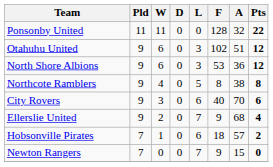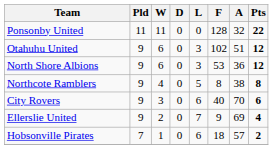(239, 118) 68 -> (239, 118) 69
- row: (44, 153)
